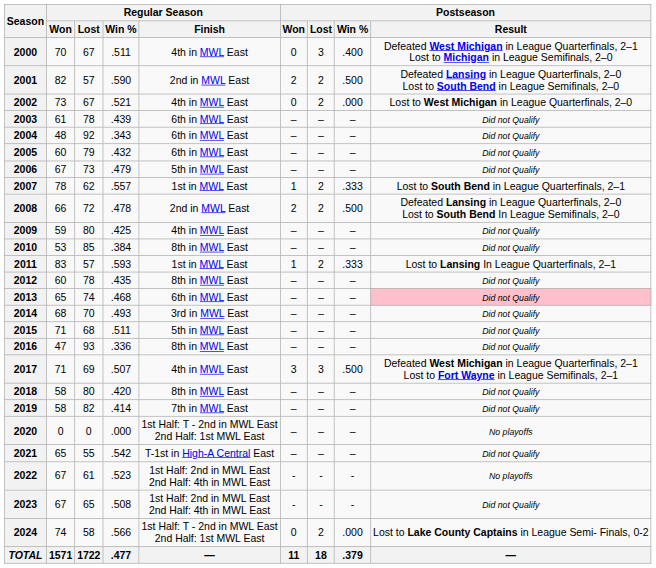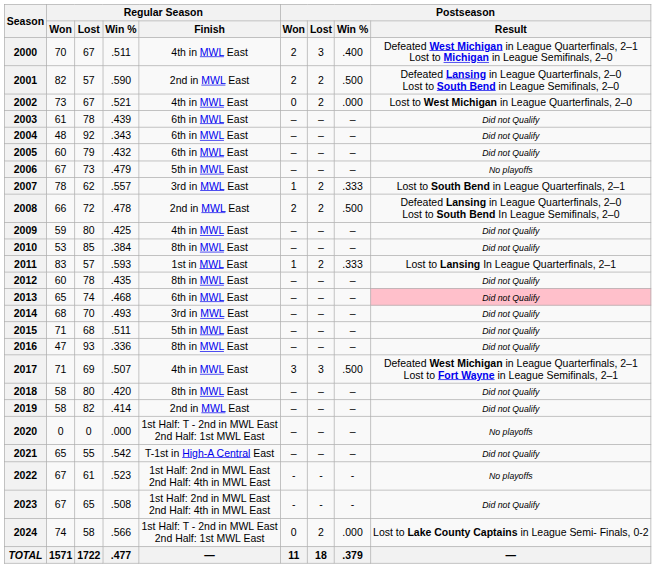(294, 52) 0 -> (294, 52) 2
(511, 170) Did not Qualify -> (511, 170) No playoffs
(210, 186) 1st in MWL East -> (210, 186) 3rd in MWL East
(210, 408) 7th in MWL East -> (210, 408) 2nd in MWL East
